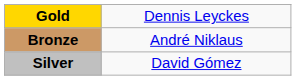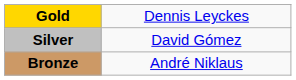rows swapped: (53, 63) <-> (53, 39)
